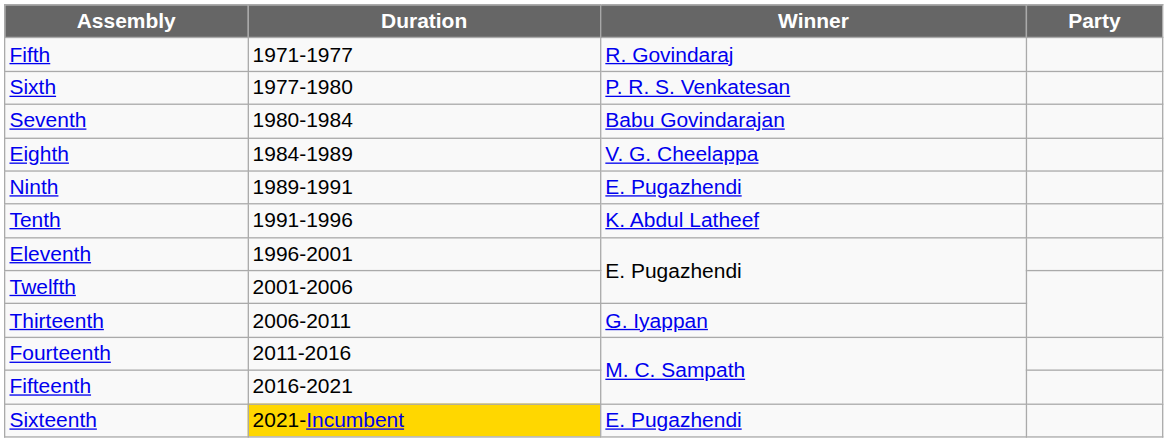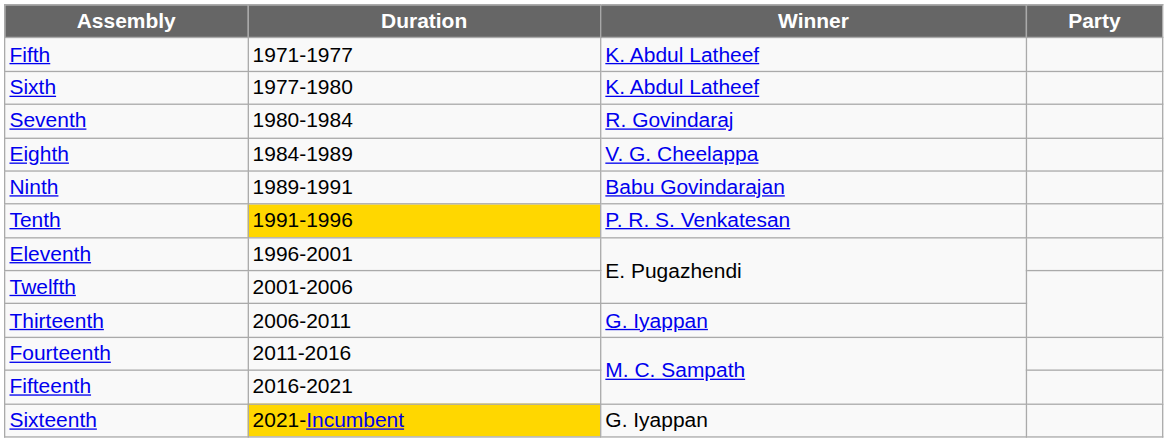(669, 54) R. Govindaraj -> (682, 54) K. Abdul Latheef
(698, 87) P. R. S. Venkatesan -> (682, 87) K. Abdul Latheef
(695, 120) Babu Govindarajan -> (669, 120) R. Govindaraj
(674, 187) E. Pugazhendi -> (695, 187) Babu Govindarajan
(303, 220) no background -> (303, 220) gold background
(682, 220) K. Abdul Latheef -> (698, 220) P. R. S. Venkatesan
(674, 420) E. Pugazhendi -> (657, 420) G. Iyappan
